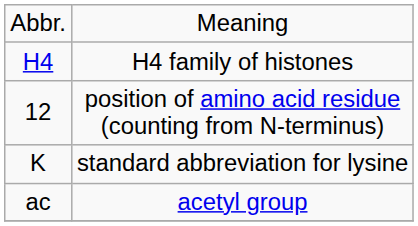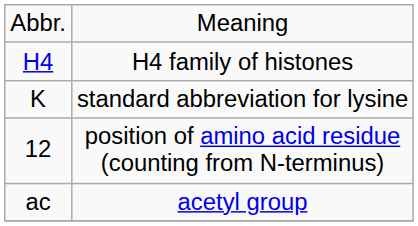rows swapped: (243, 163) <-> (243, 112)
